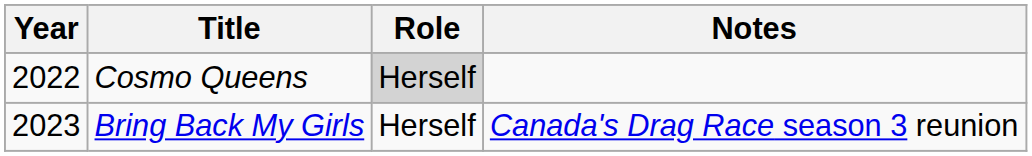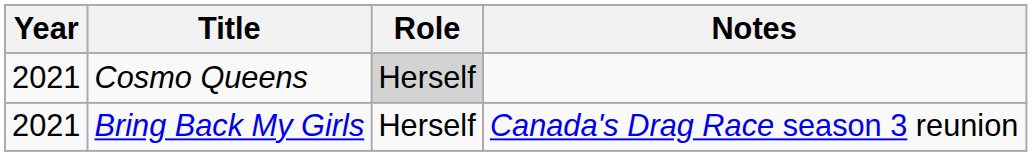(46, 77) 2022 -> (46, 77) 2021
(46, 126) 2023 -> (46, 126) 2021
